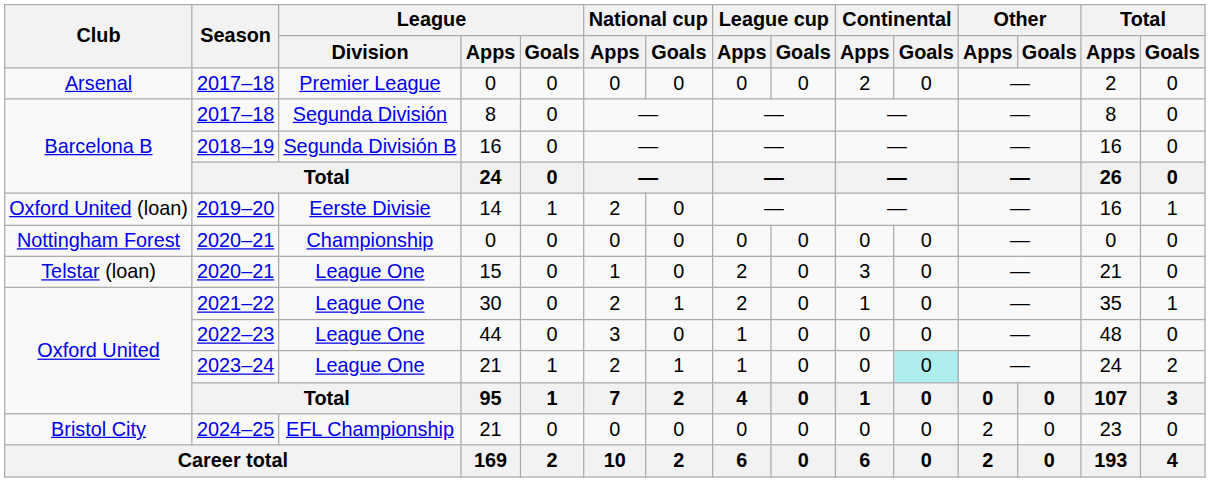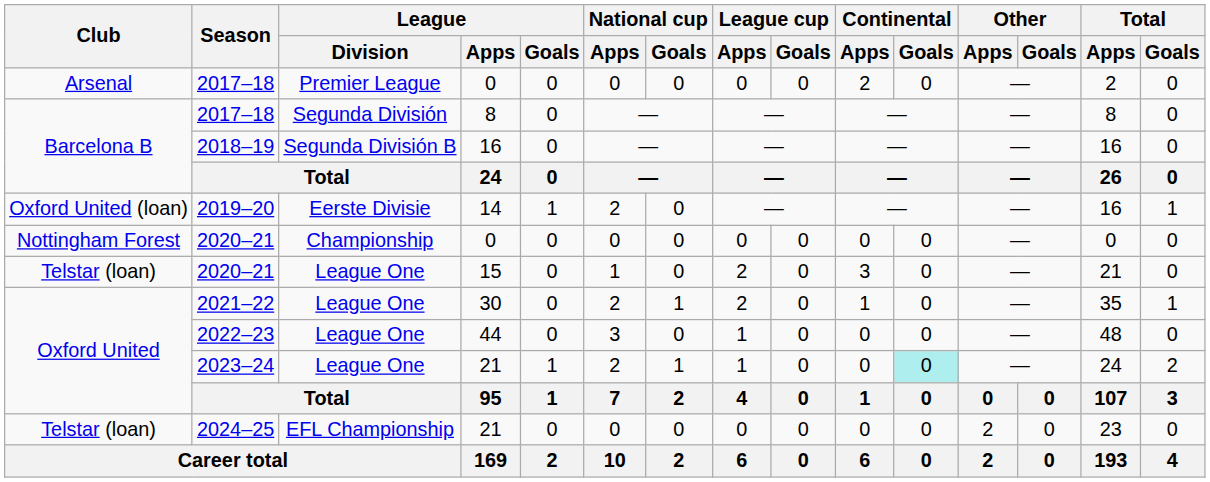(99, 429) Bristol City -> (99, 429) Telstar (loan)
